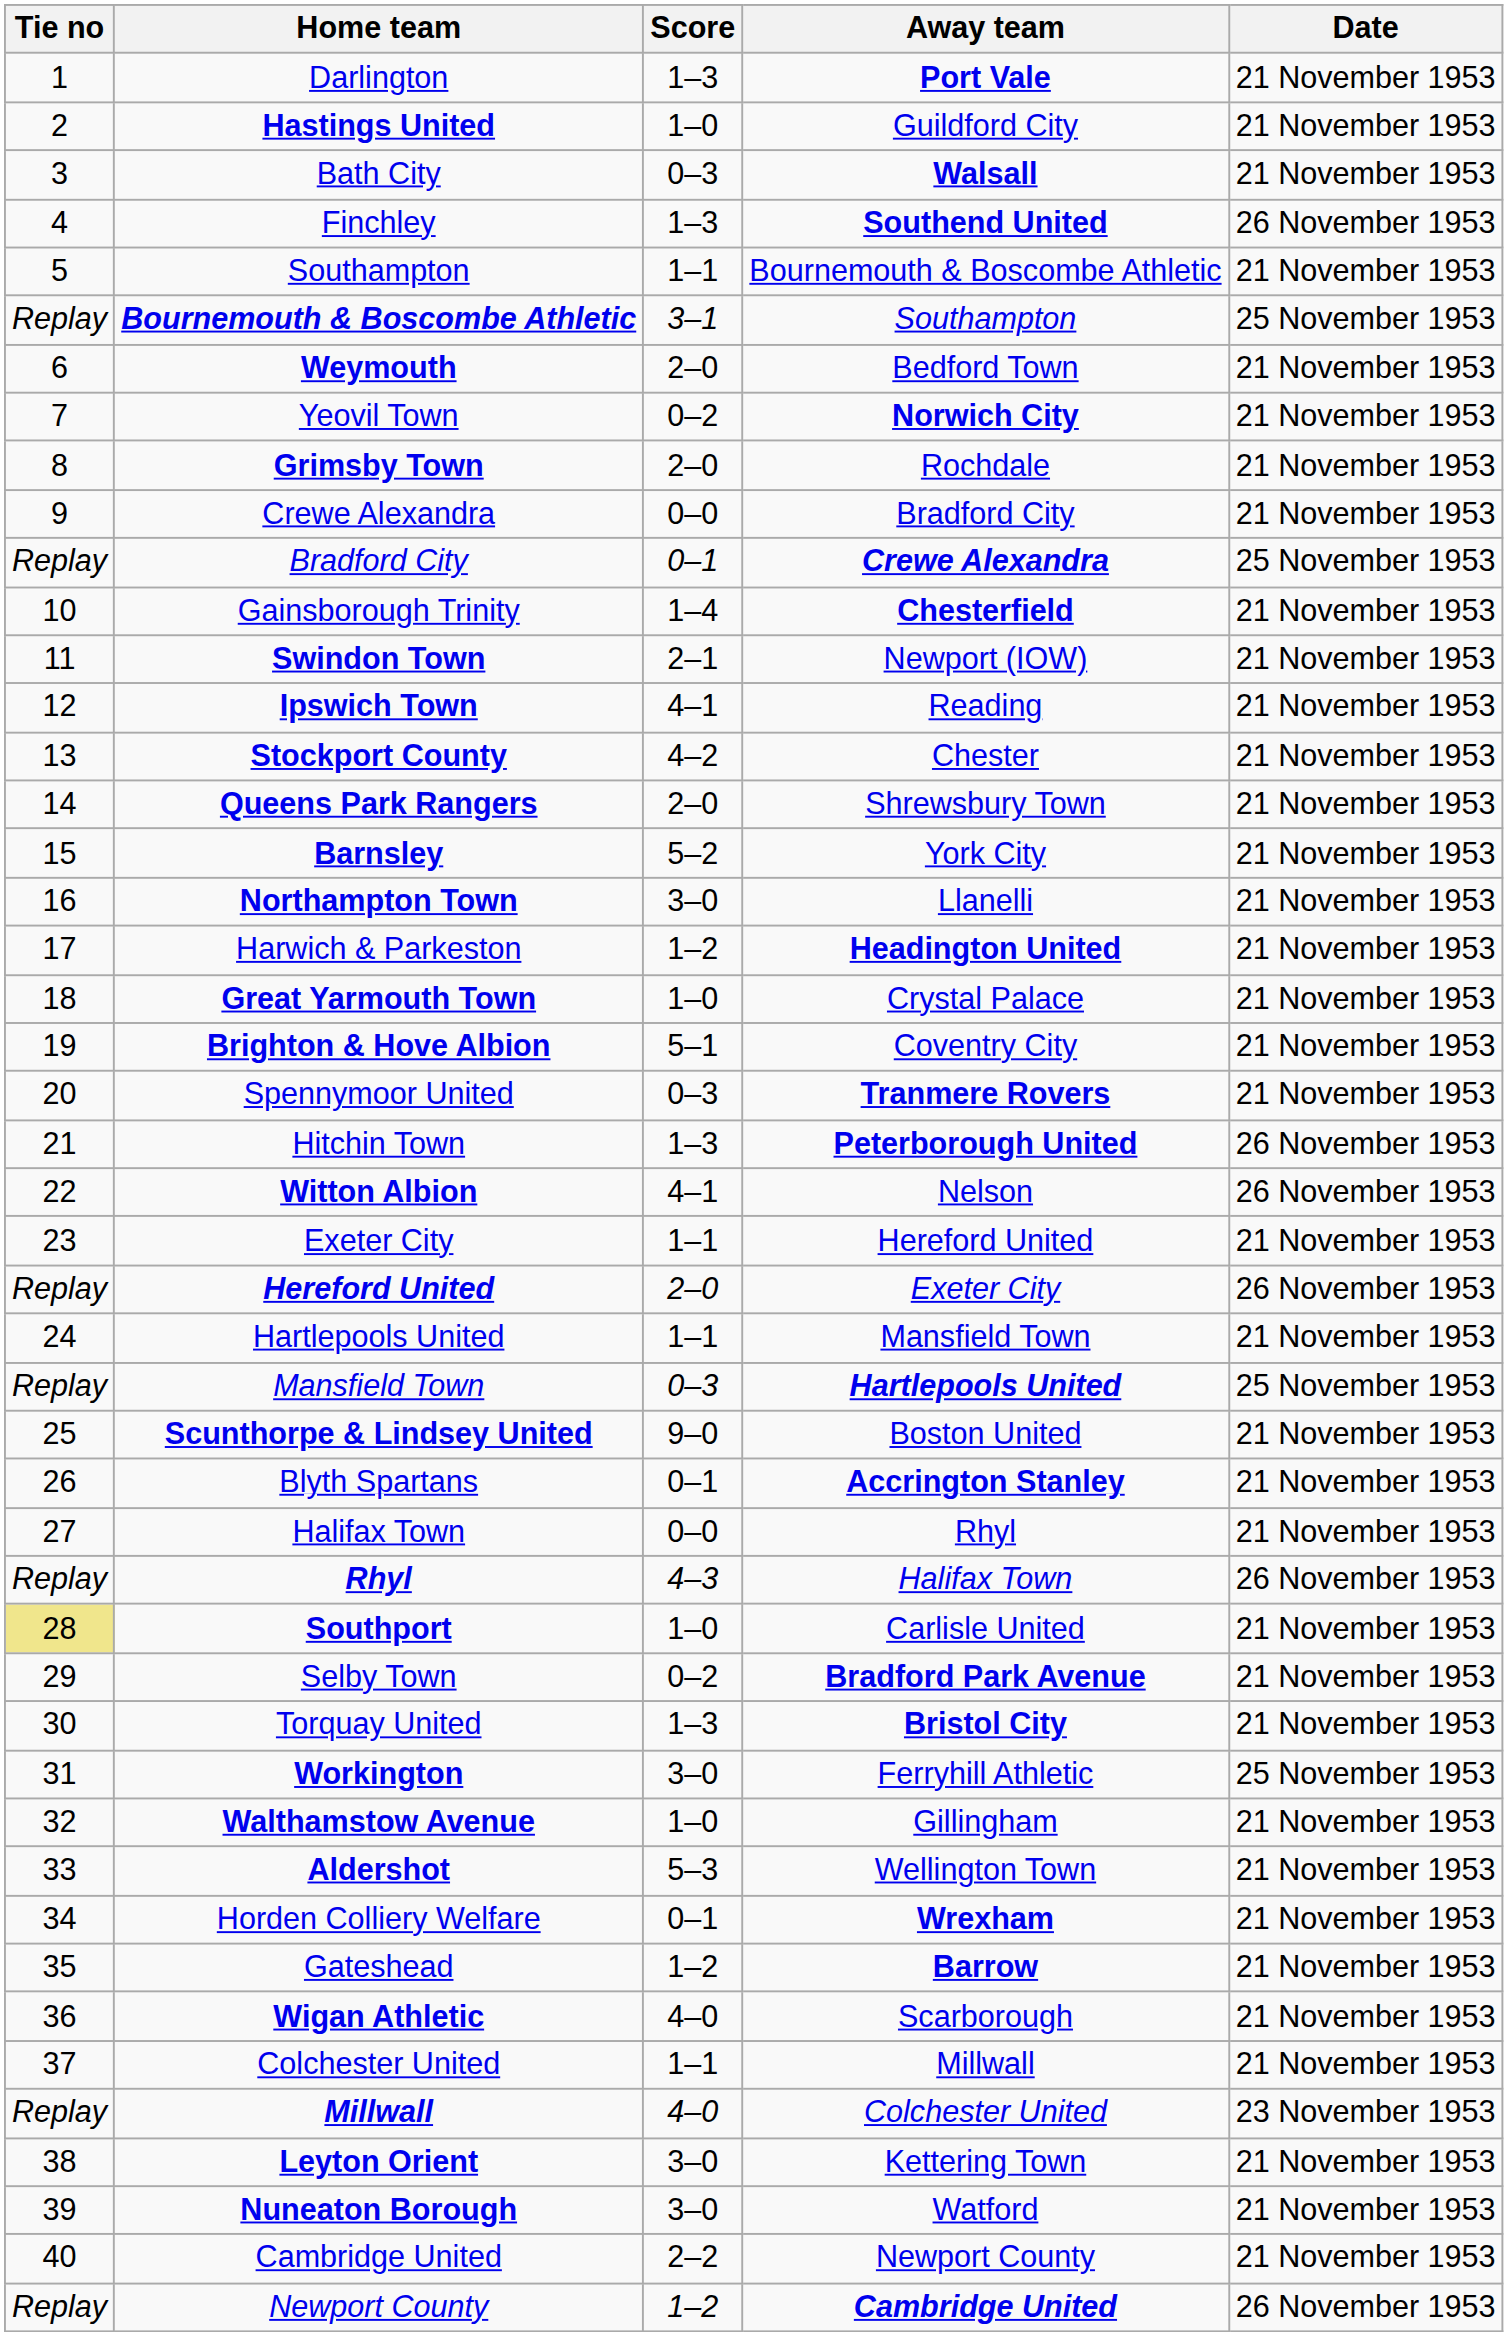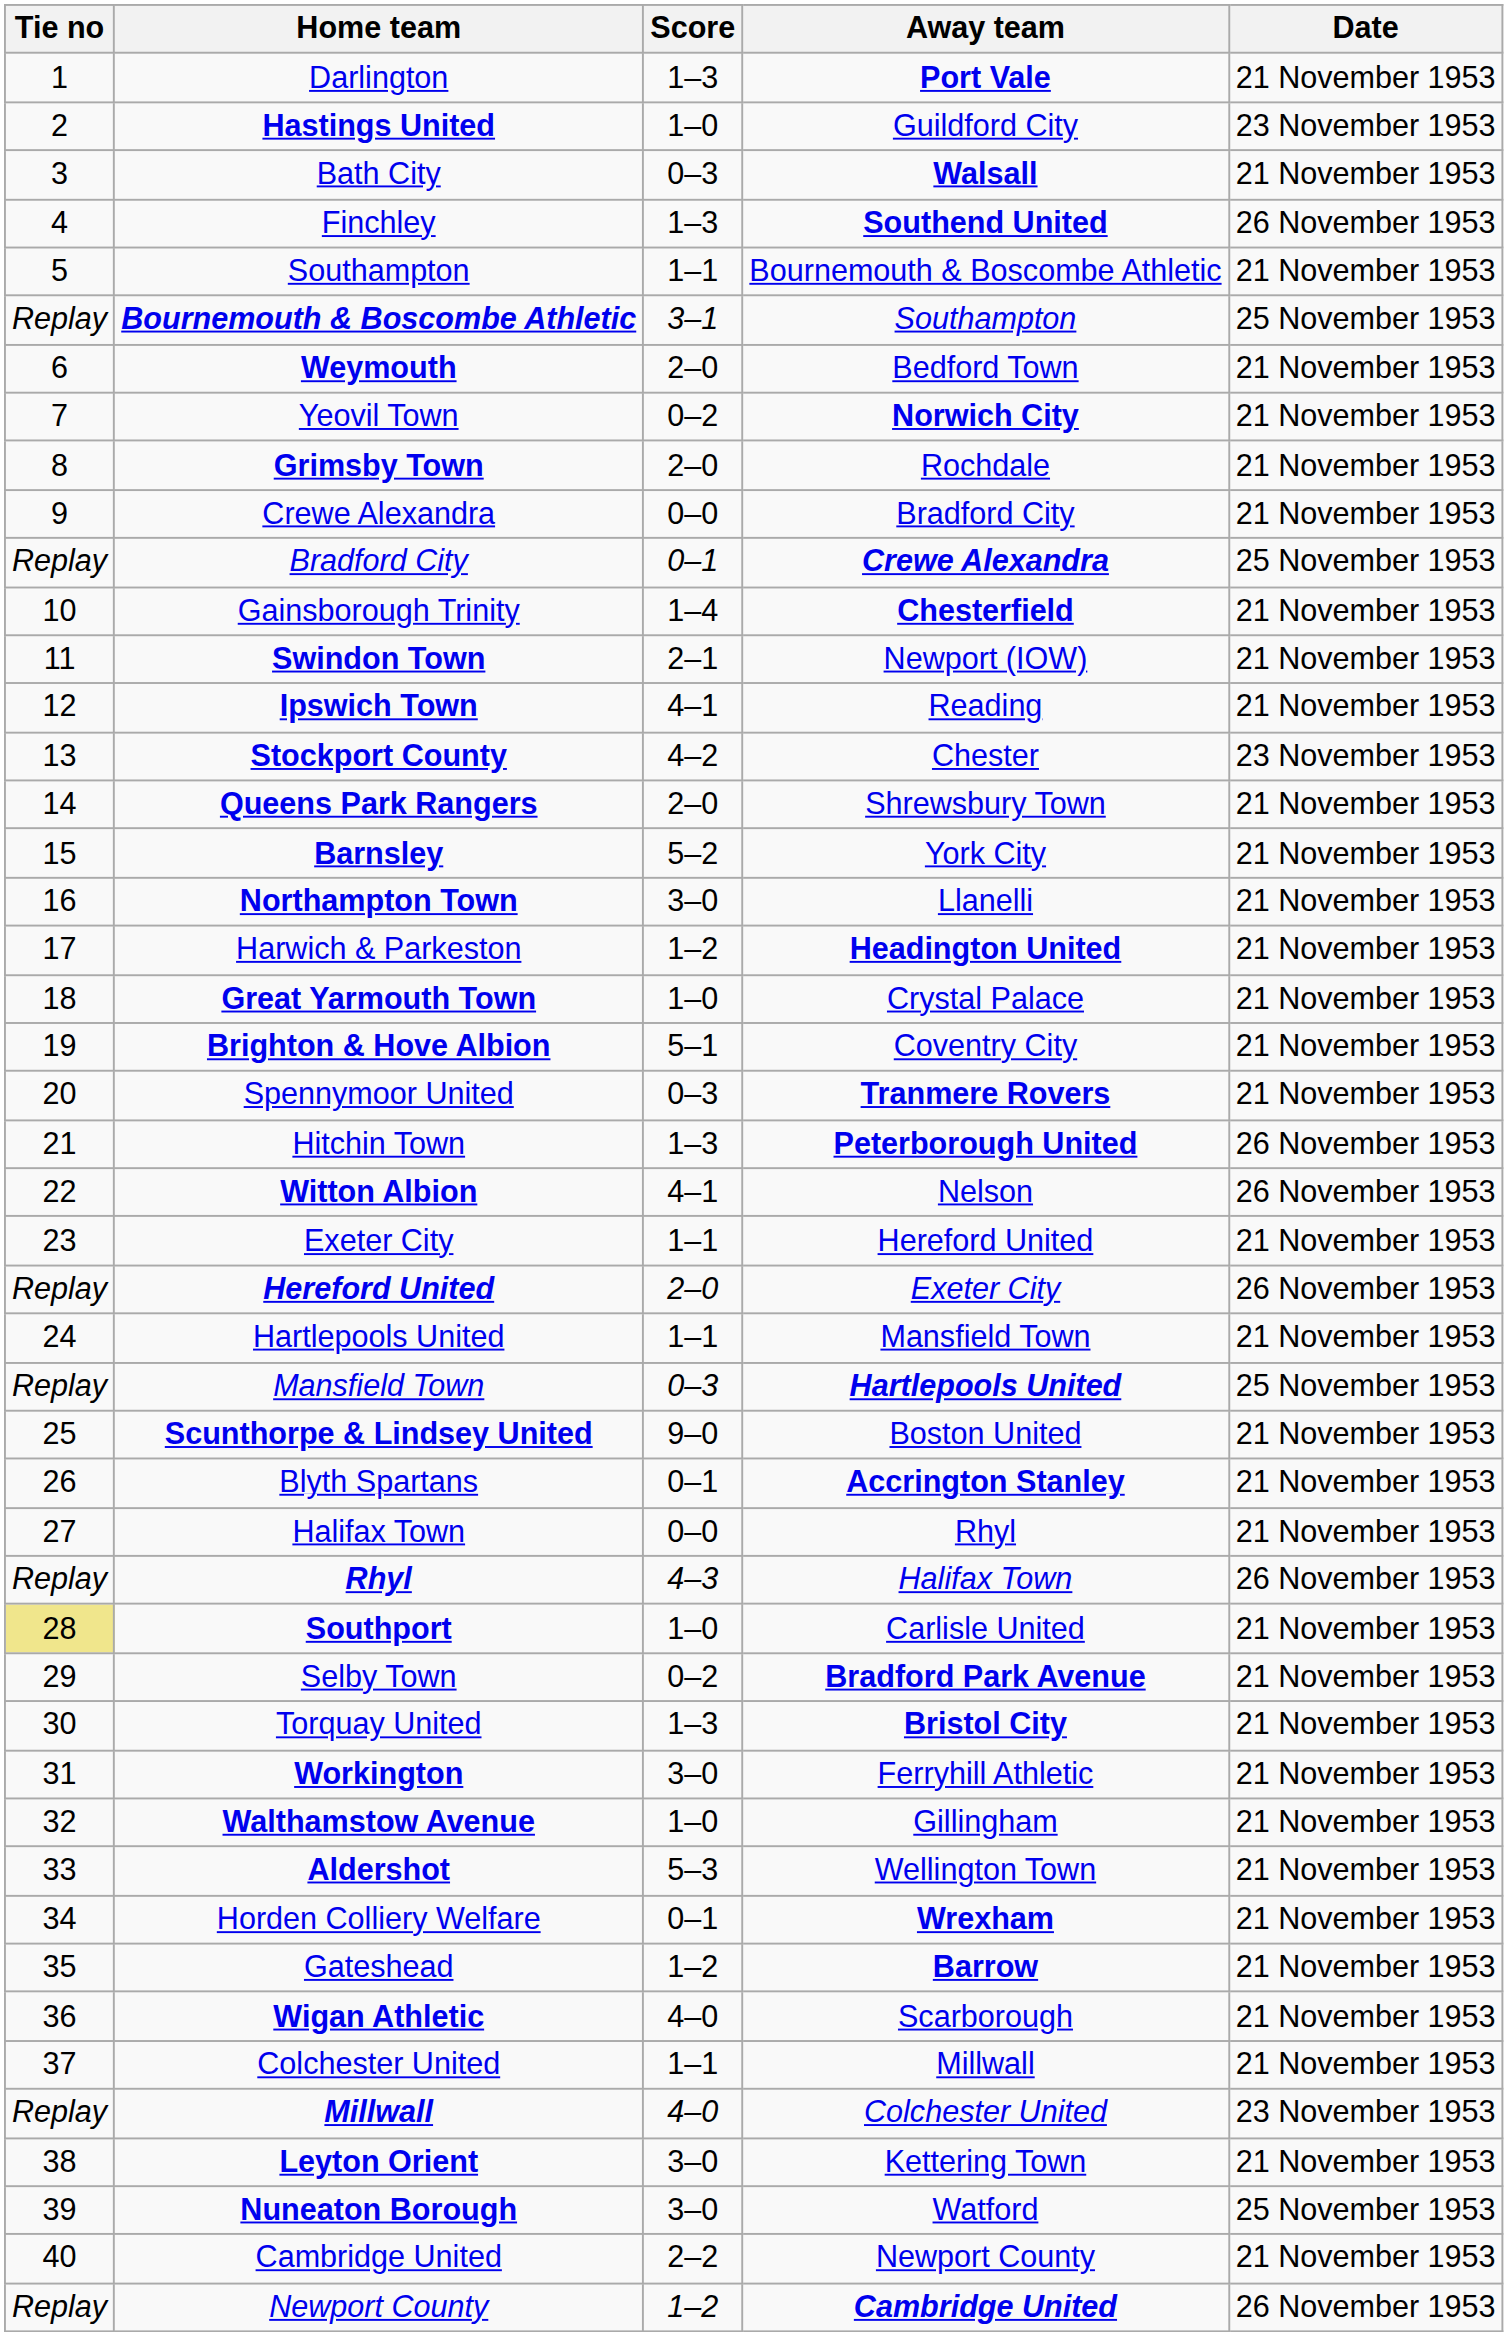(1366, 125) 21 November 1953 -> (1366, 125) 23 November 1953
(1366, 755) 21 November 1953 -> (1366, 755) 23 November 1953
(1366, 1773) 25 November 1953 -> (1366, 1773) 21 November 1953
(1366, 2209) 21 November 1953 -> (1366, 2209) 25 November 1953
